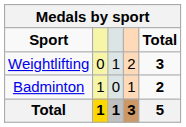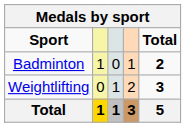rows swapped: (49, 87) <-> (49, 63)
